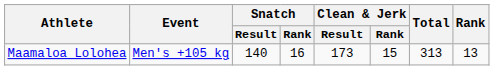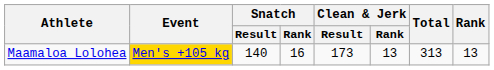(181, 54) no background -> (181, 54) gold background
(390, 54) 15 -> (390, 54) 13
